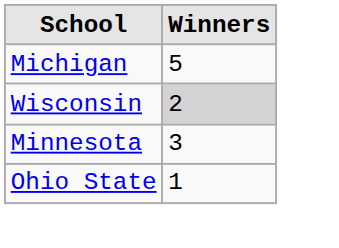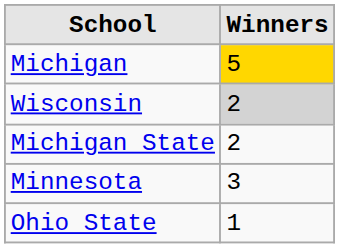(175, 64) no background -> (234, 64) gold background
+ row: (113, 144)
